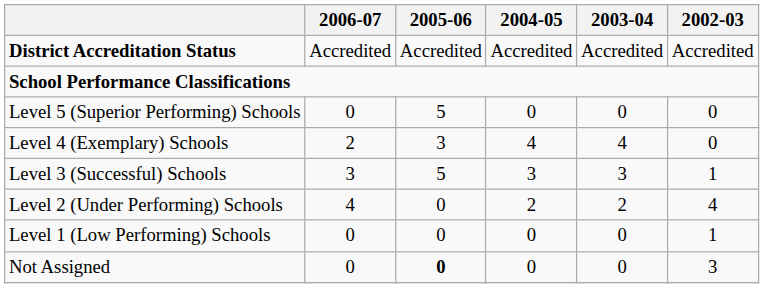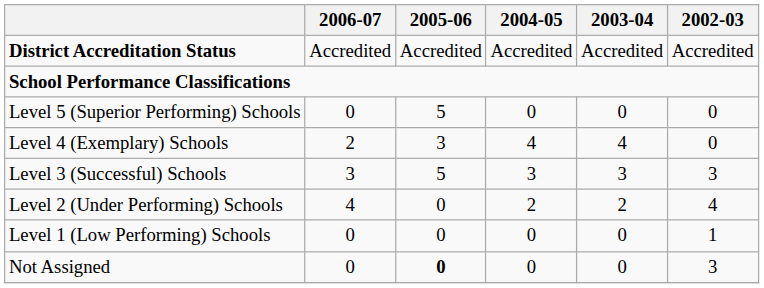(713, 174) 1 -> (713, 174) 3
